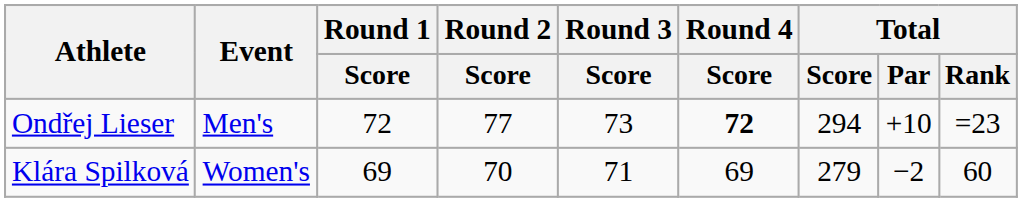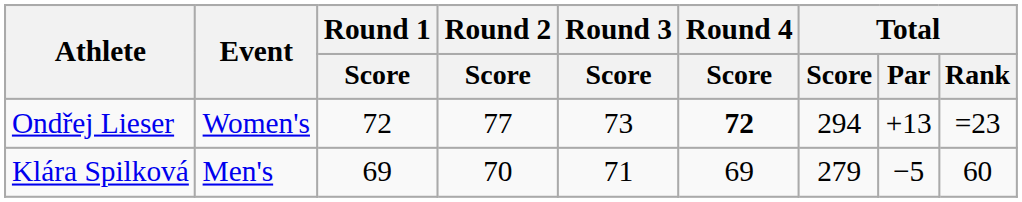(238, 123) Men's -> (256, 123) Women's
(909, 123) +10 -> (909, 123) +13
(256, 171) Women's -> (238, 171) Men's
(909, 171) −2 -> (909, 171) −5
